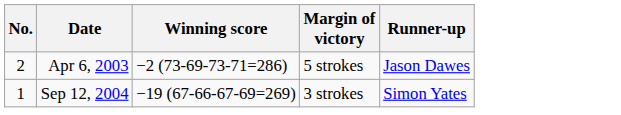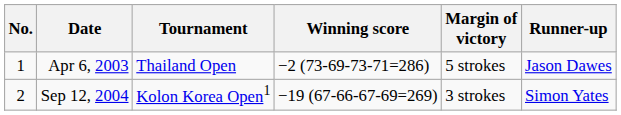+ column: (203, 28)
(21, 65) 2 -> (21, 65) 1
(21, 93) 1 -> (21, 95) 2
